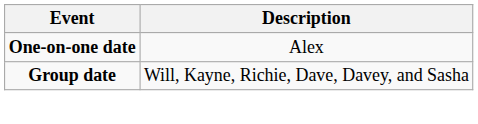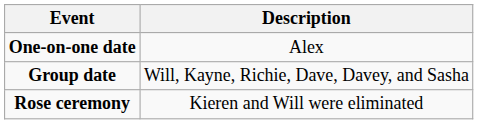+ row: (72, 103)
